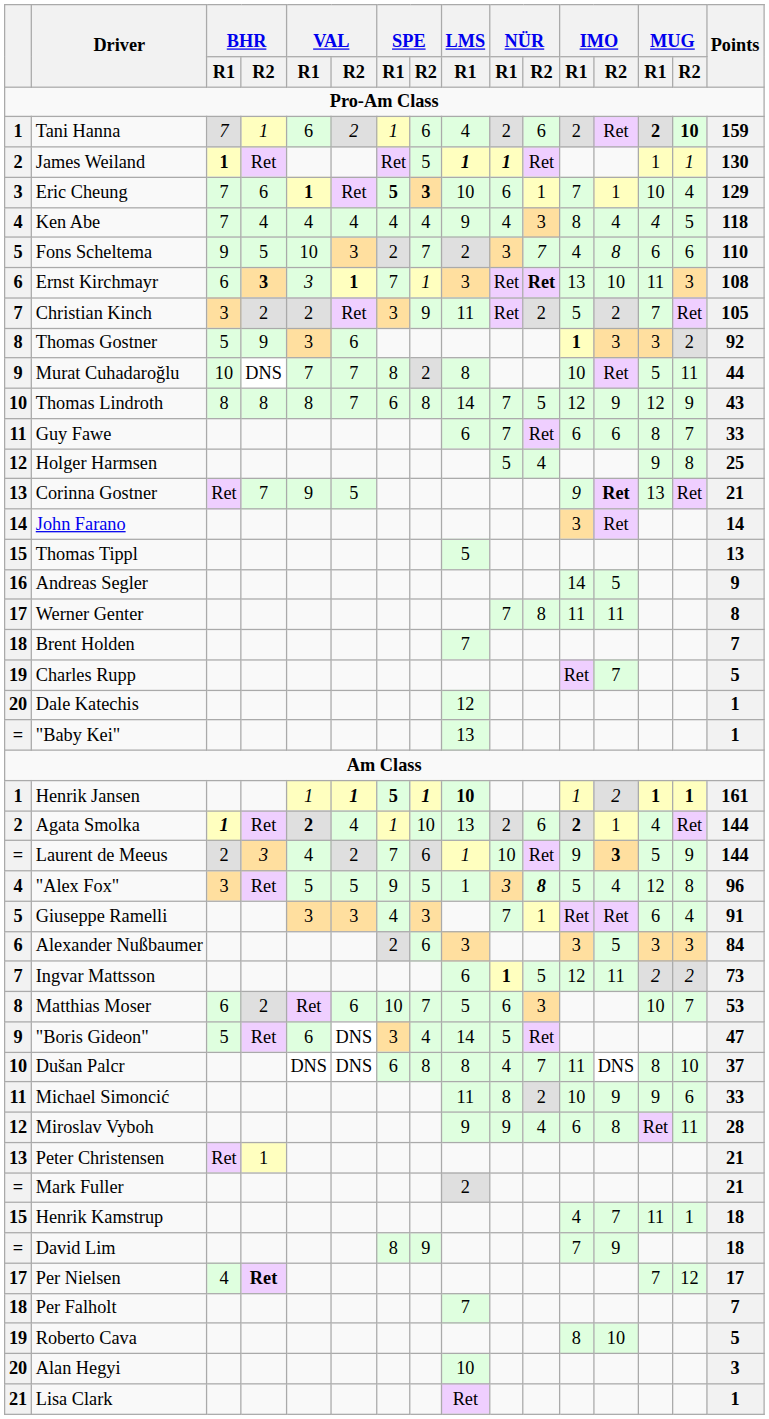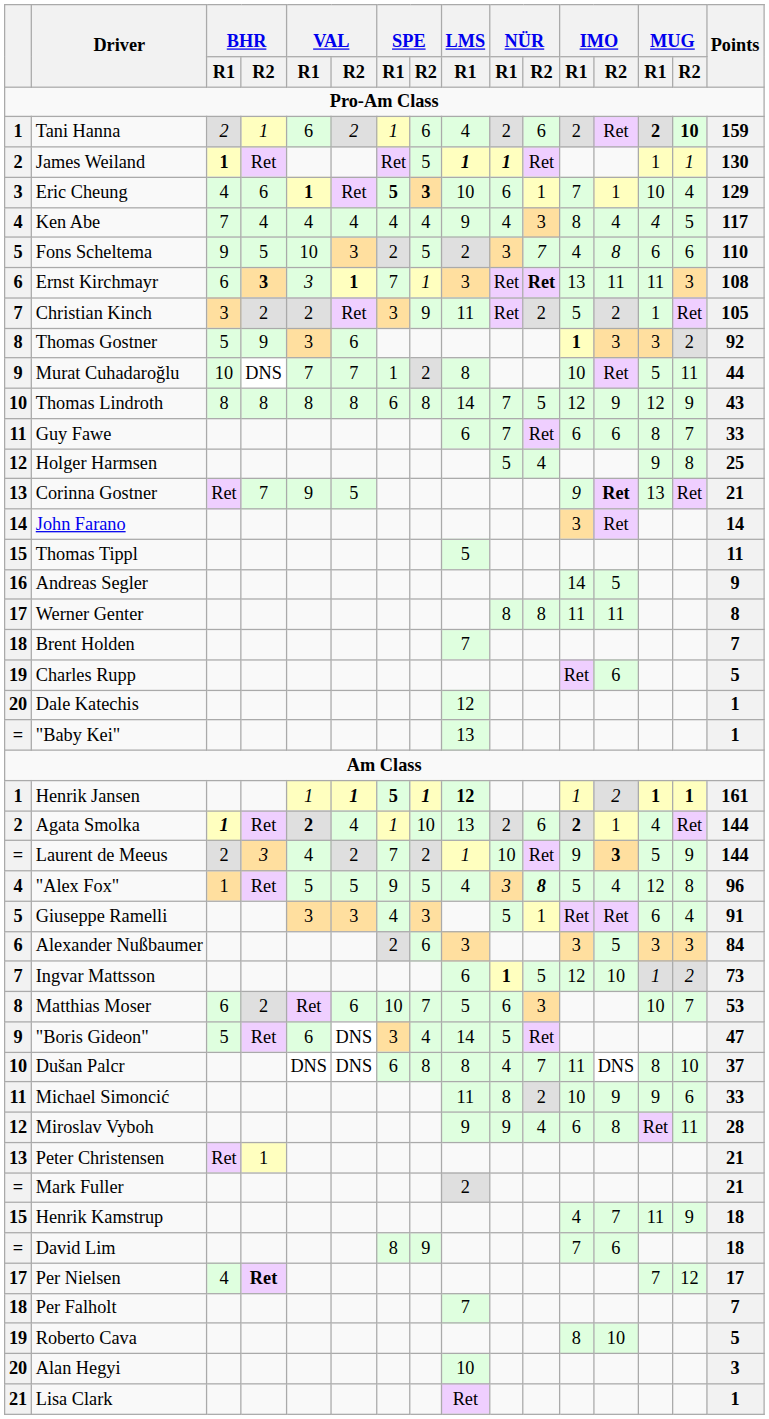(224, 132) 7 -> (224, 132) 2
(224, 192) 7 -> (224, 192) 4
(735, 222) 118 -> (735, 222) 117
(426, 252) 7 -> (426, 252) 5
(616, 282) 10 -> (616, 282) 11
(655, 313) 7 -> (655, 313) 1
(393, 373) 8 -> (393, 373) 1
(354, 403) 7 -> (354, 403) 8
(735, 554) 13 -> (735, 554) 11
(506, 614) 7 -> (506, 614) 8
(616, 674) 7 -> (616, 674) 6
(465, 795) 10 -> (465, 795) 12
(426, 855) 6 -> (426, 855) 2
(224, 886) 3 -> (224, 886) 1
(465, 886) 1 -> (465, 886) 4
(506, 916) 7 -> (506, 916) 5
(616, 976) 11 -> (616, 976) 10
(655, 976) 2 -> (655, 976) 1
(689, 1217) 1 -> (689, 1217) 9
(616, 1248) 9 -> (616, 1248) 6
